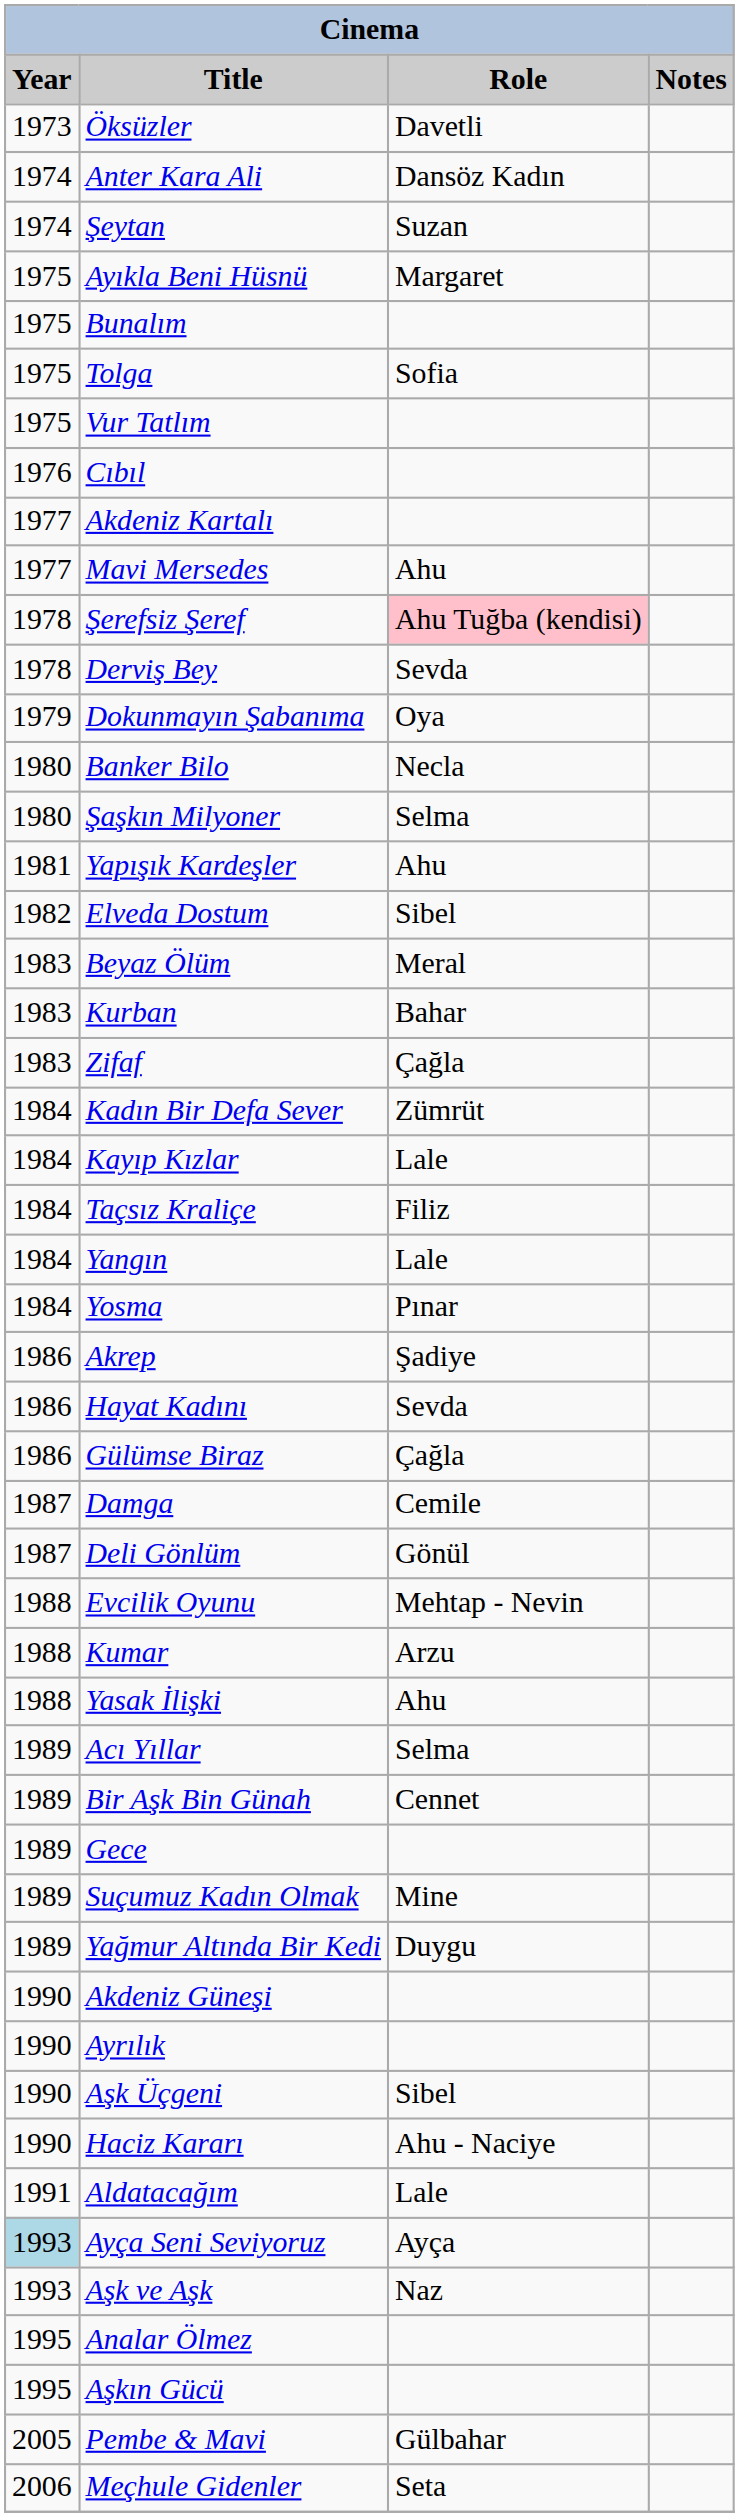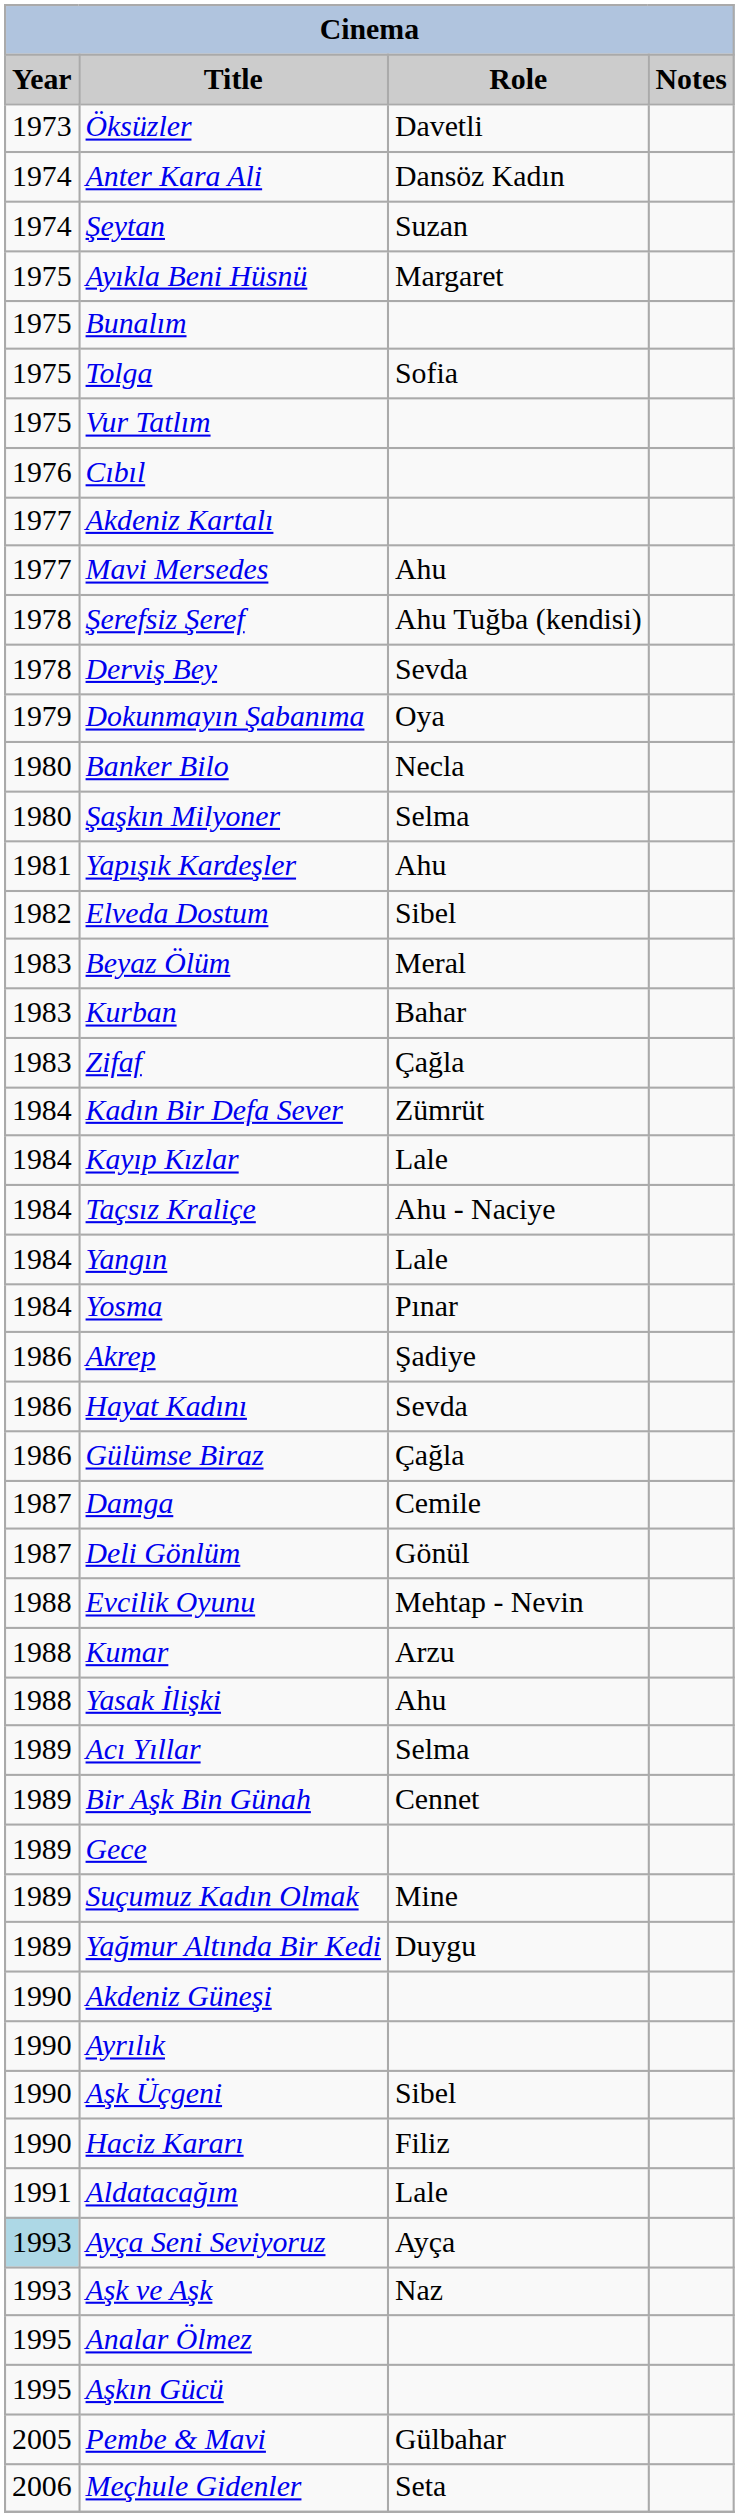(518, 619) pink background -> (518, 619) no background
(422, 1209) Filiz -> (475, 1209) Ahu - Naciye
(475, 2143) Ahu - Naciye -> (422, 2143) Filiz
